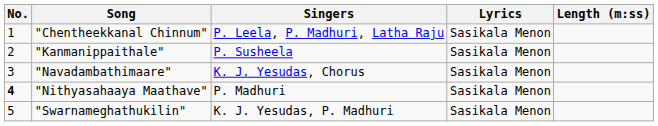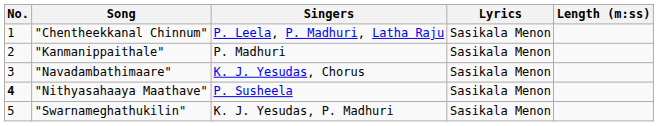(253, 53) P. Susheela -> (250, 53) P. Madhuri
(250, 92) P. Madhuri -> (253, 92) P. Susheela
